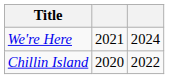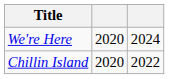(110, 39) 2021 -> (110, 39) 2020
